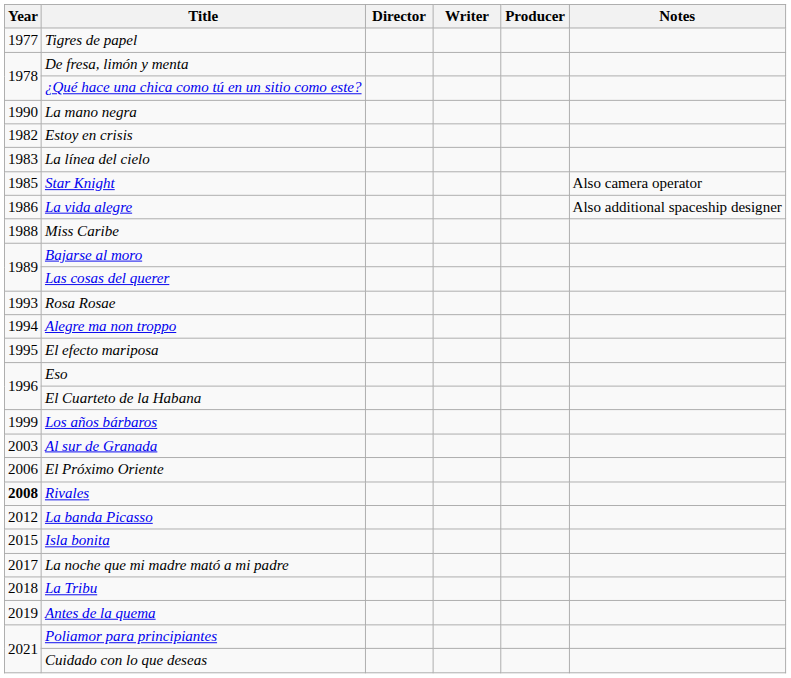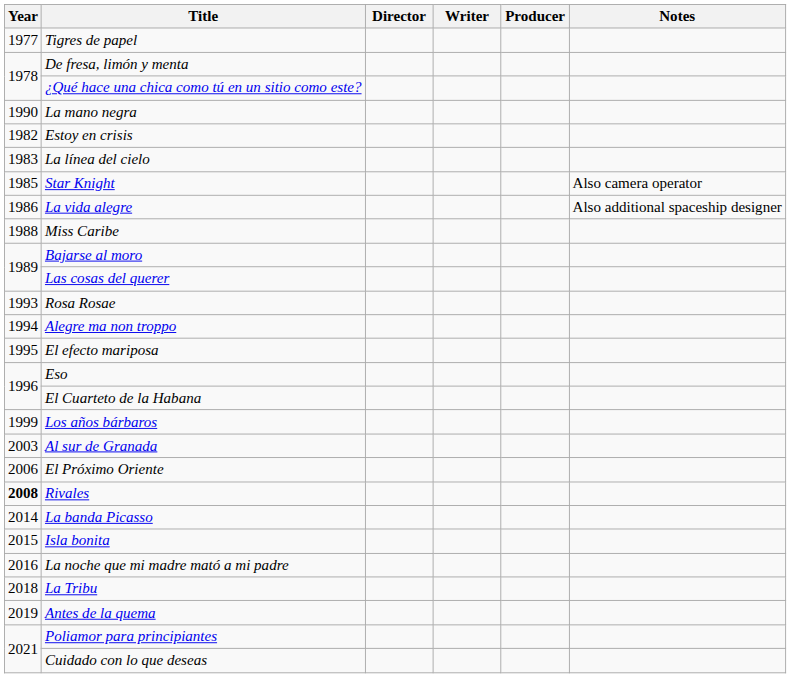(23, 517) 2012 -> (23, 517) 2014
(23, 565) 2017 -> (23, 565) 2016
